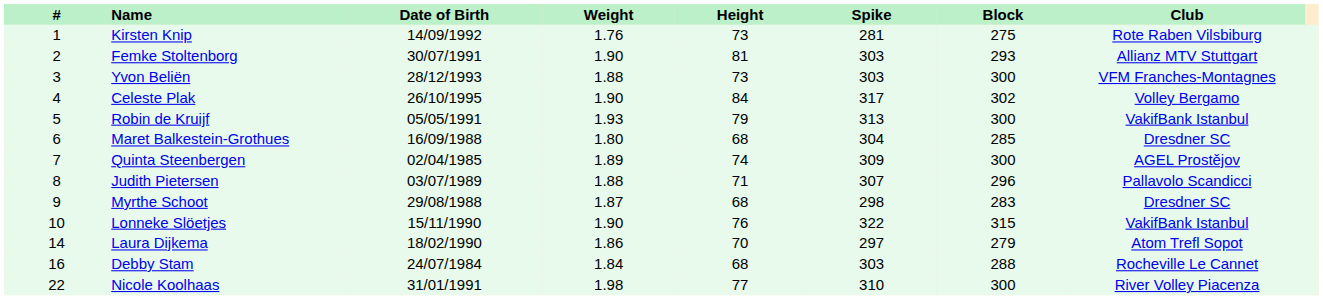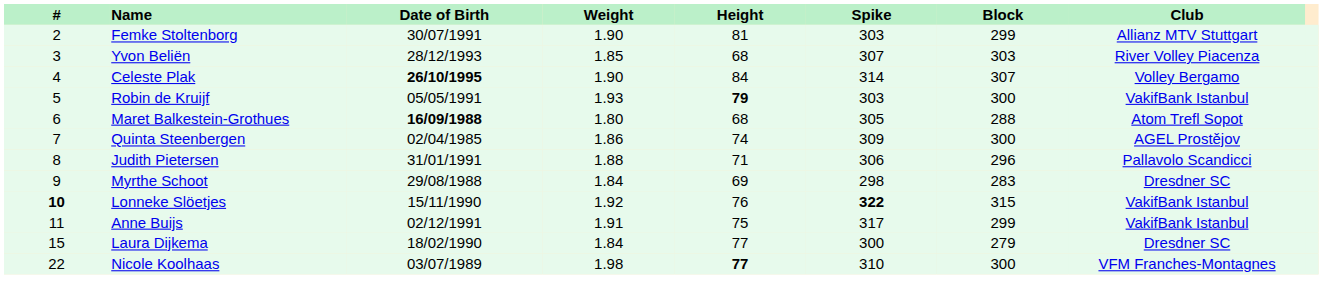- row: (152, 35)
(1003, 56) 293 -> (1003, 35) 299
(609, 77) 1.88 -> (609, 56) 1.85
(740, 77) 73 -> (740, 56) 68
(872, 77) 303 -> (872, 56) 307
(1003, 77) 300 -> (1003, 56) 303
(1187, 77) VFM Franches-Montagnes -> (1187, 56) River Volley Piacenza
(444, 98) normal -> (444, 77) bold
(872, 98) 317 -> (872, 77) 314
(1003, 98) 302 -> (1003, 77) 307
(740, 118) normal -> (740, 98) bold
(872, 118) 313 -> (872, 98) 303
(444, 139) normal -> (444, 118) bold
(872, 139) 304 -> (872, 118) 305
(1003, 139) 285 -> (1003, 118) 288
(1187, 139) Dresdner SC -> (1187, 118) Atom Trefl Sopot
(609, 160) 1.89 -> (609, 139) 1.86
(444, 181) 03/07/1989 -> (444, 160) 31/01/1991
(872, 181) 307 -> (872, 160) 306
(609, 202) 1.87 -> (609, 181) 1.84
(740, 202) 68 -> (740, 181) 69
(57, 222) normal -> (57, 202) bold
(609, 222) 1.90 -> (609, 202) 1.92
(872, 222) normal -> (872, 202) bold
+ row: (147, 222)
(57, 243) 14 -> (57, 243) 15
(609, 243) 1.86 -> (609, 243) 1.84
(740, 243) 70 -> (740, 243) 77
(872, 243) 297 -> (872, 243) 300
(1187, 243) Atom Trefl Sopot -> (1187, 243) Dresdner SC
- row: (152, 264)
(444, 285) 31/01/1991 -> (444, 264) 03/07/1989
(740, 285) normal -> (740, 264) bold
(1187, 285) River Volley Piacenza -> (1187, 264) VFM Franches-Montagnes
